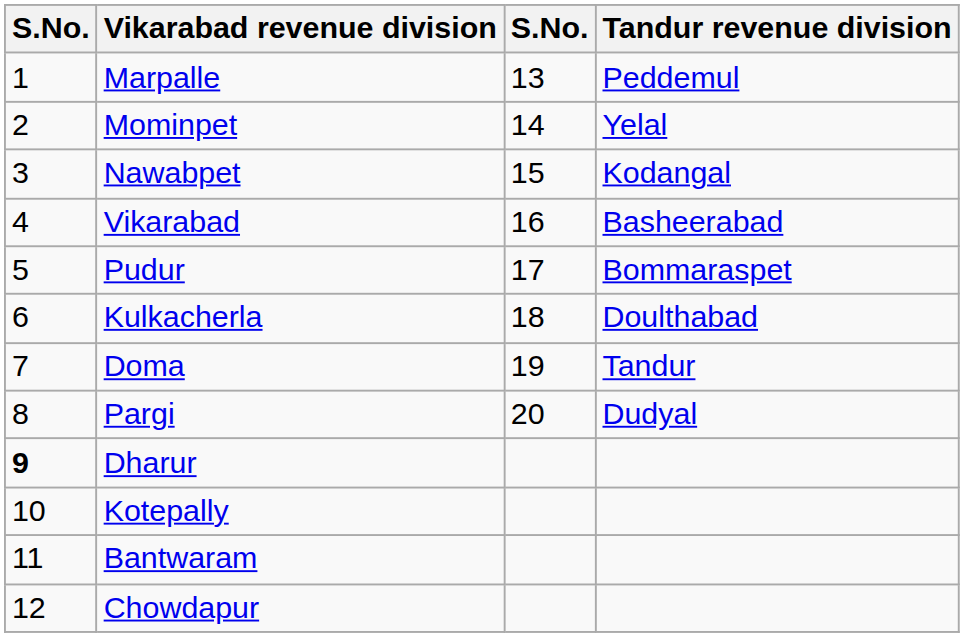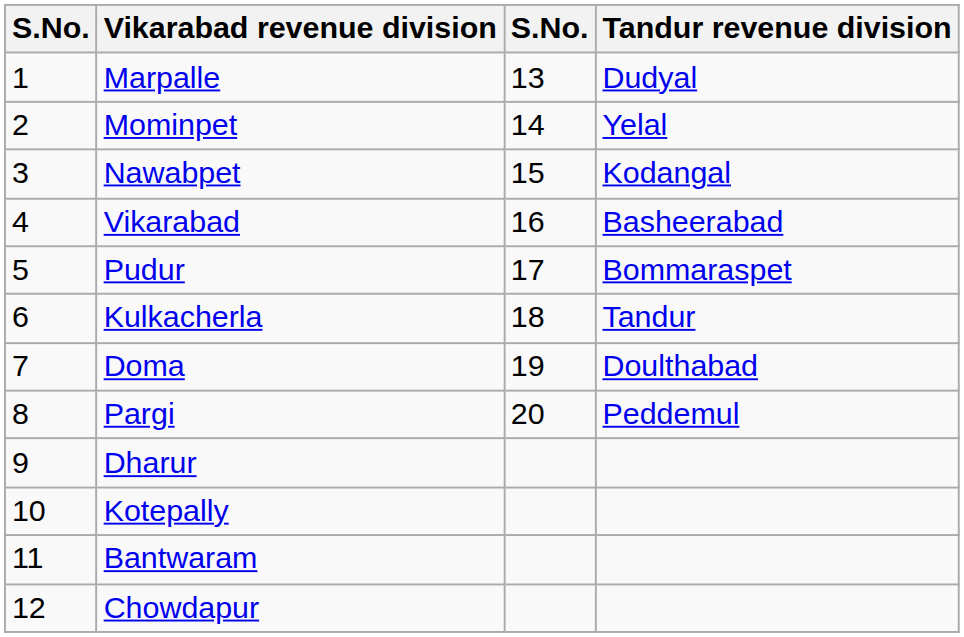(671, 76) Peddemul -> (650, 76) Dudyal
(680, 317) Doulthabad -> (649, 317) Tandur
(649, 366) Tandur -> (680, 366) Doulthabad
(650, 414) Dudyal -> (671, 414) Peddemul
(20, 462) bold -> (20, 462) normal
